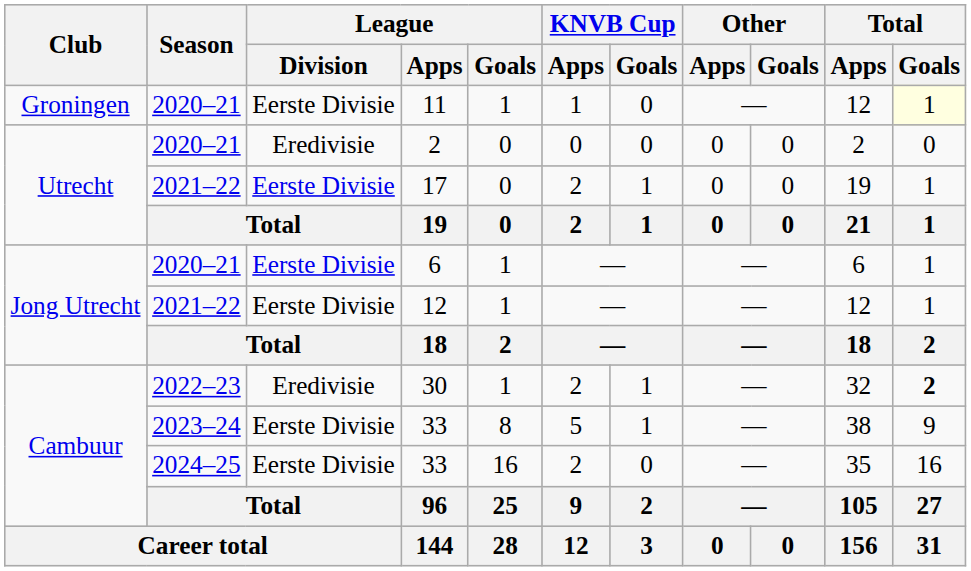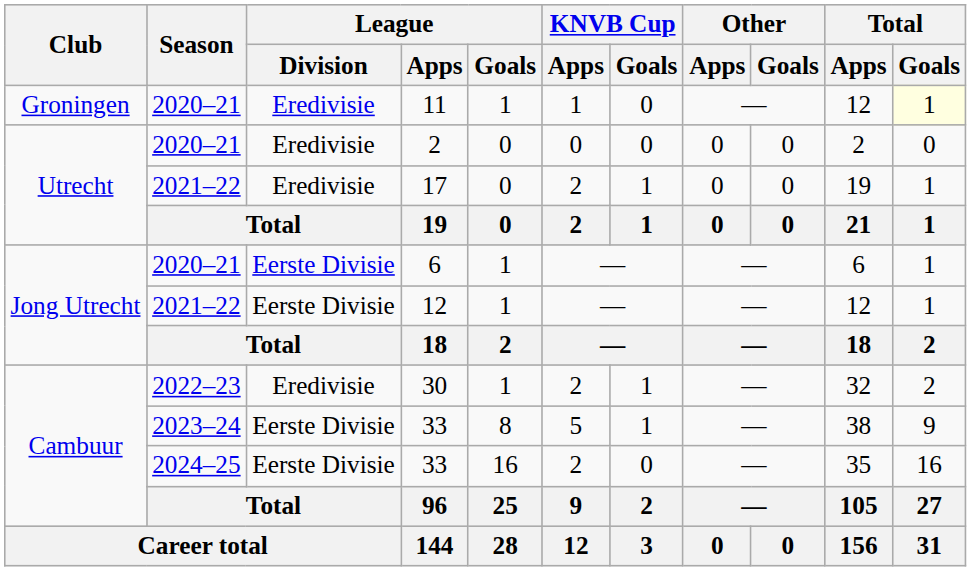(324, 104) Eerste Divisie -> (324, 104) Eredivisie
(324, 184) Eerste Divisie -> (324, 184) Eredivisie
(929, 385) bold -> (929, 385) normal
